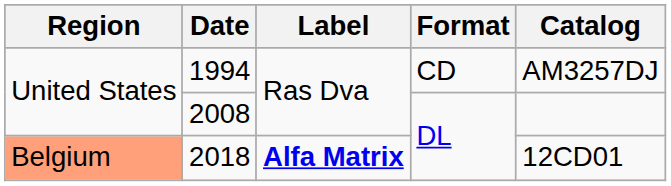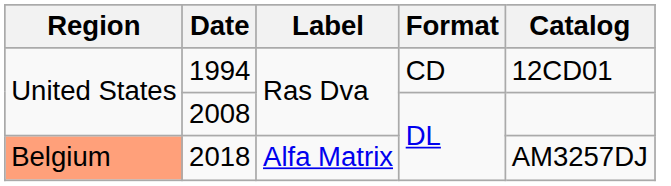(590, 69) AM3257DJ -> (562, 69) 12CD01
(333, 157) bold -> (328, 157) normal
(573, 157) 12CD01 -> (580, 157) AM3257DJ
